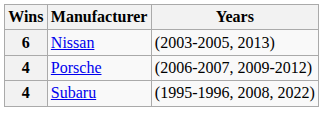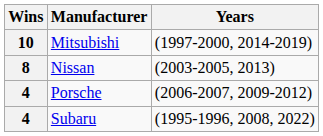+ row: (85, 42)
(26, 42) 6 -> (26, 67) 8
